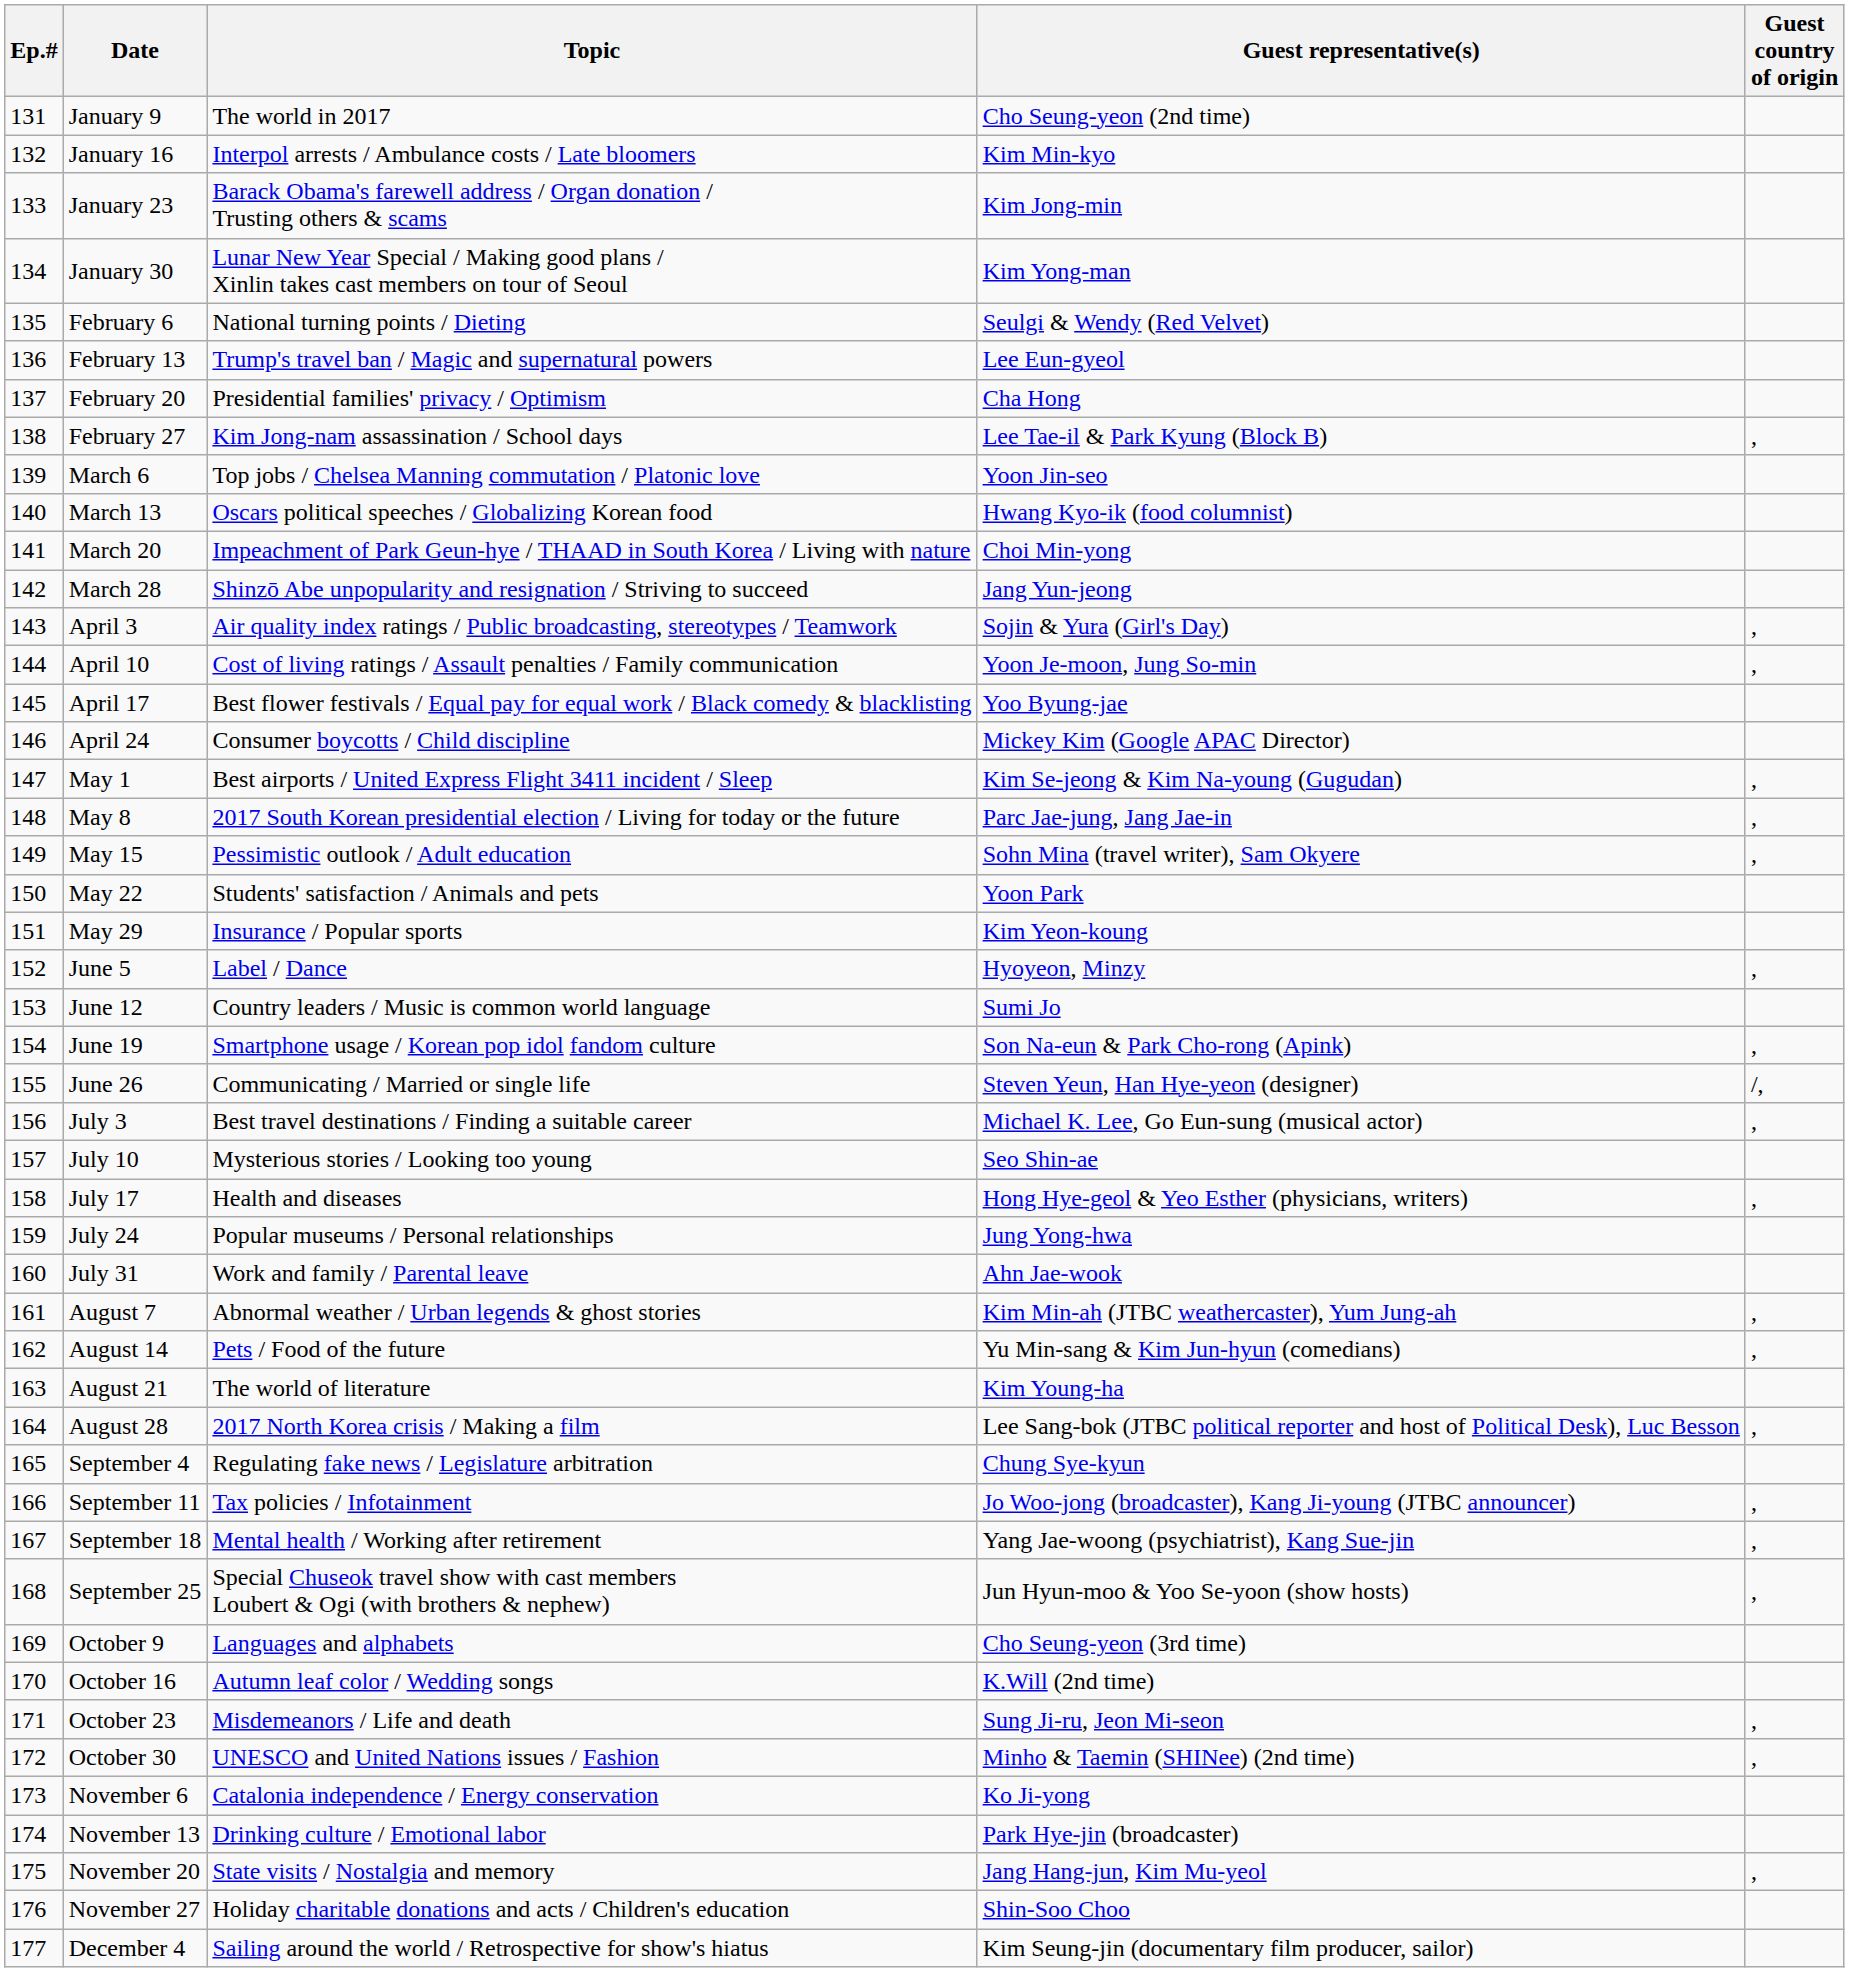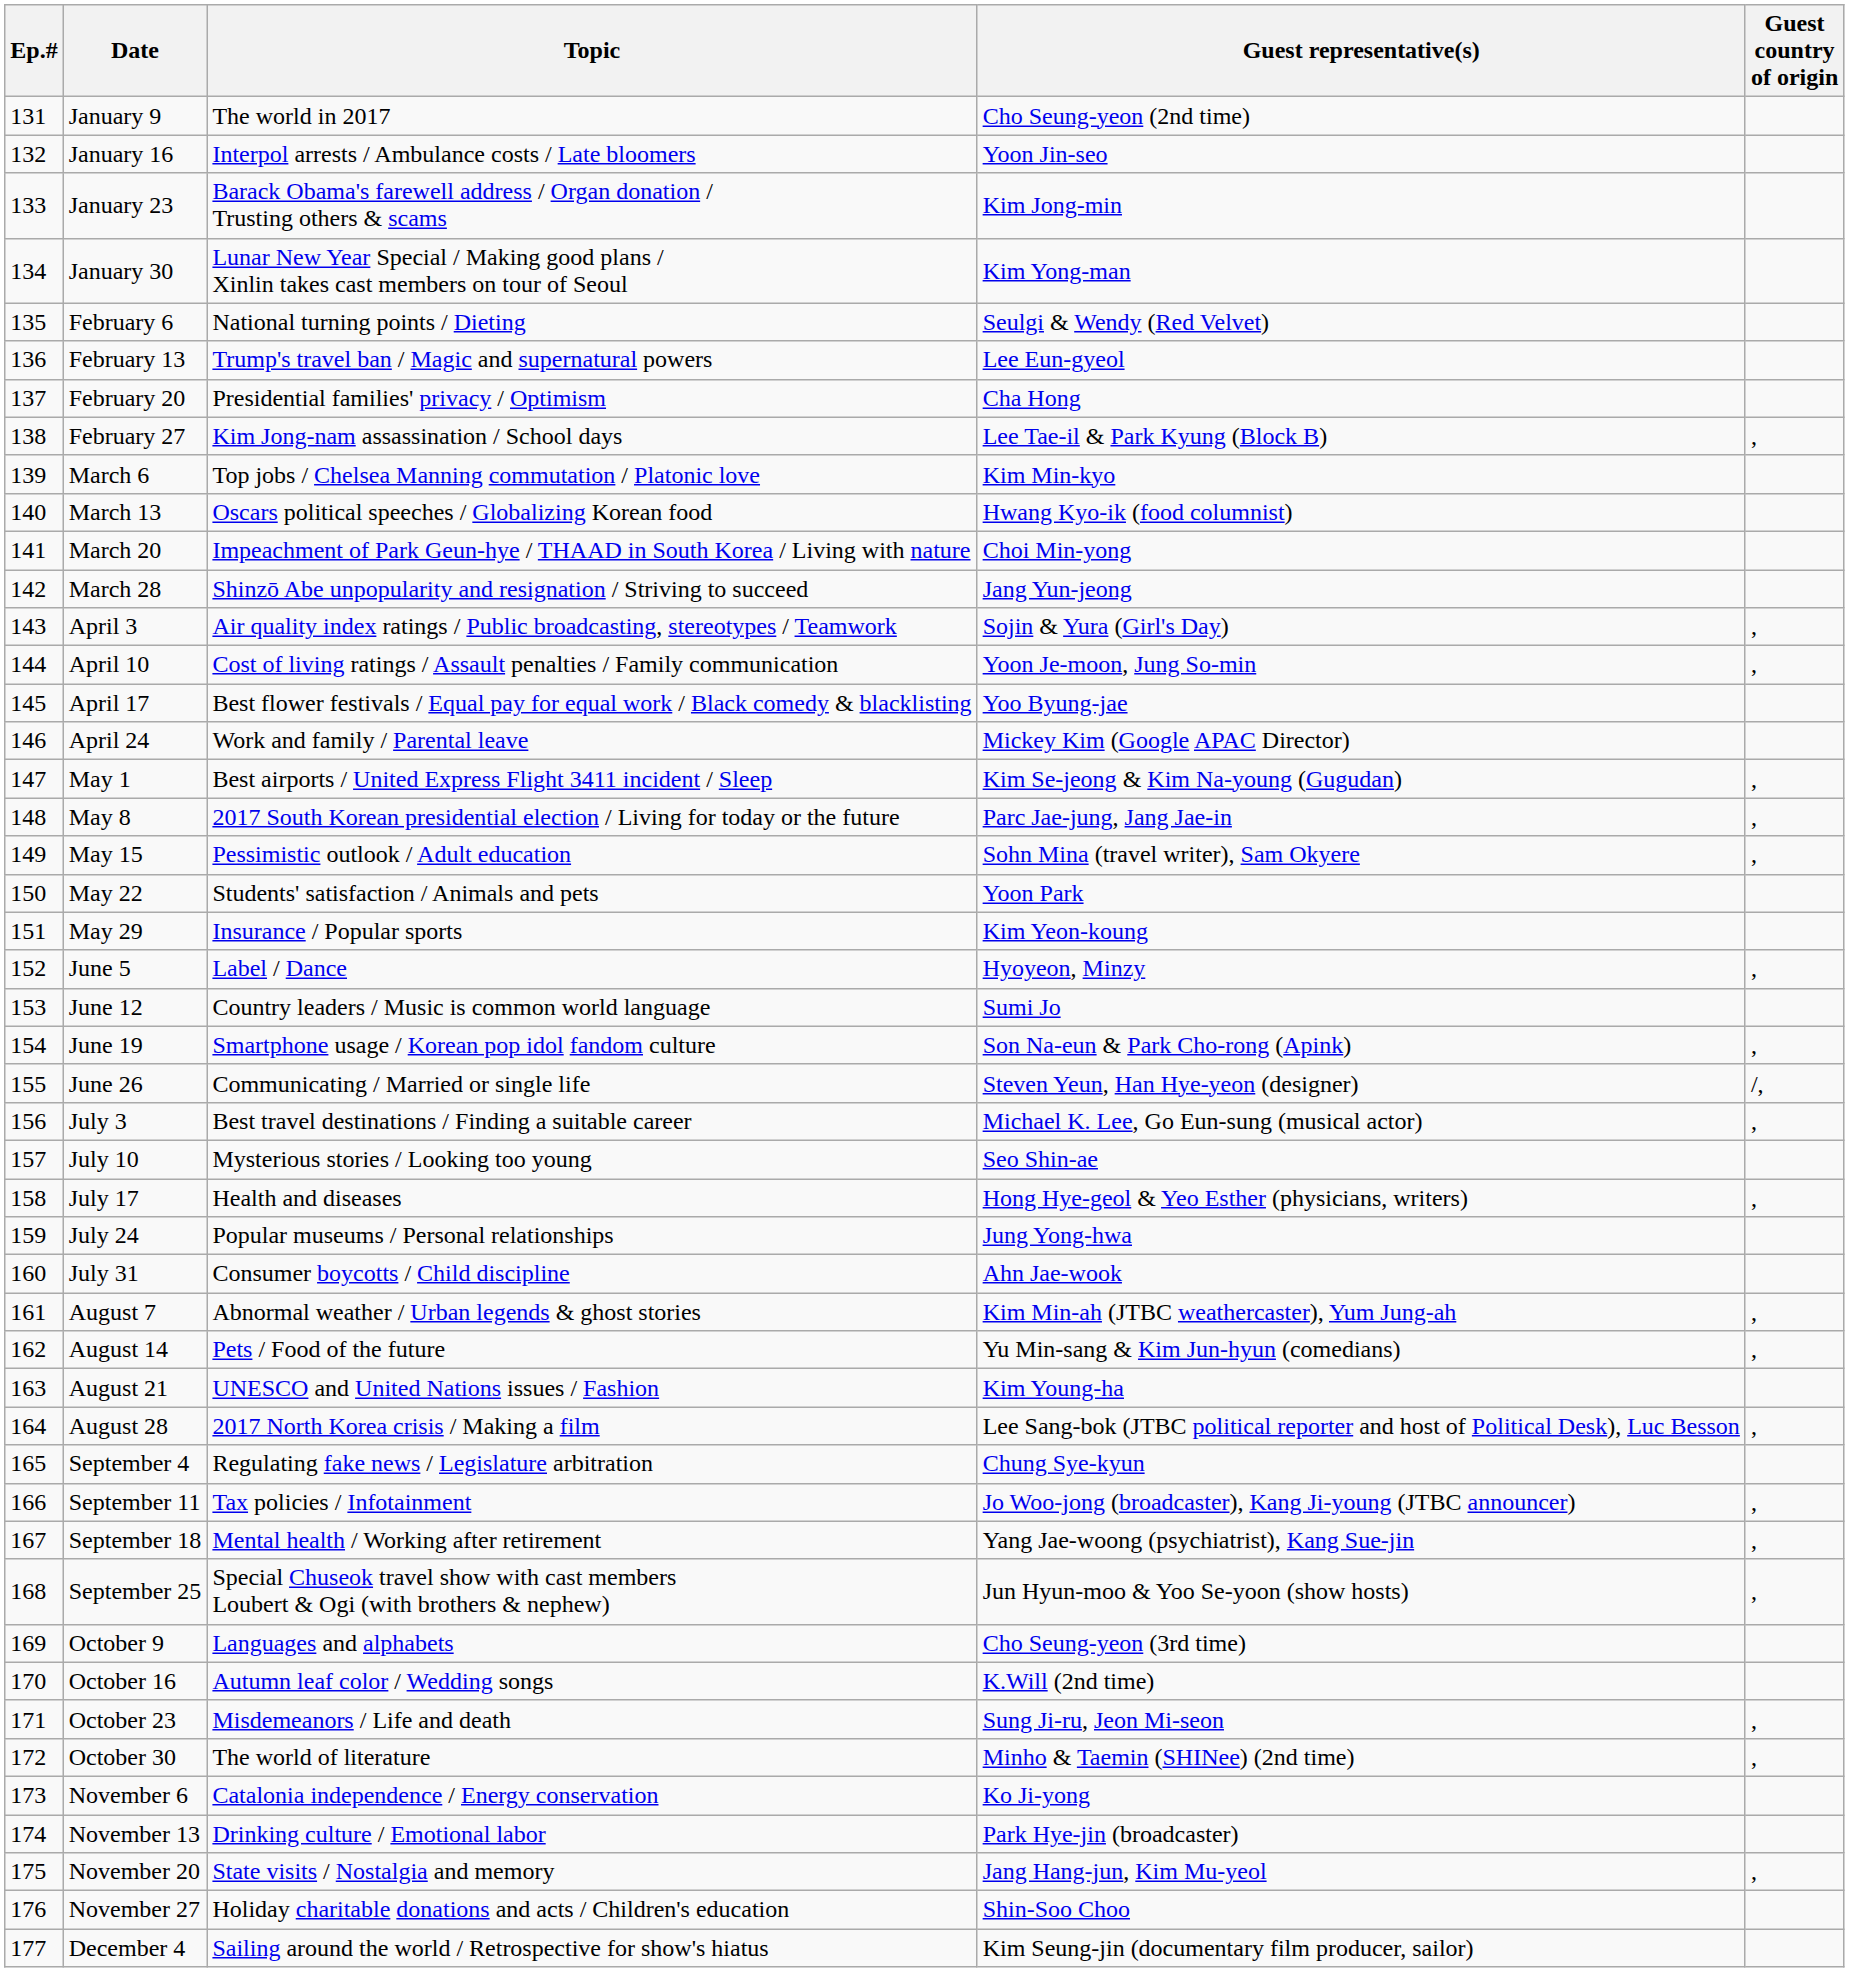(1049, 153) Kim Min-kyo -> (1045, 153) Yoon Jin-seo
(1045, 474) Yoon Jin-seo -> (1049, 474) Kim Min-kyo
(391, 740) Consumer boycotts / Child discipline -> (370, 740) Work and family / Parental leave
(370, 1273) Work and family / Parental leave -> (391, 1273) Consumer boycotts / Child discipline
(321, 1387) The world of literature -> (436, 1387) UNESCO and United Nations issues / Fashion
(436, 1757) UNESCO and United Nations issues / Fashion -> (321, 1757) The world of literature
